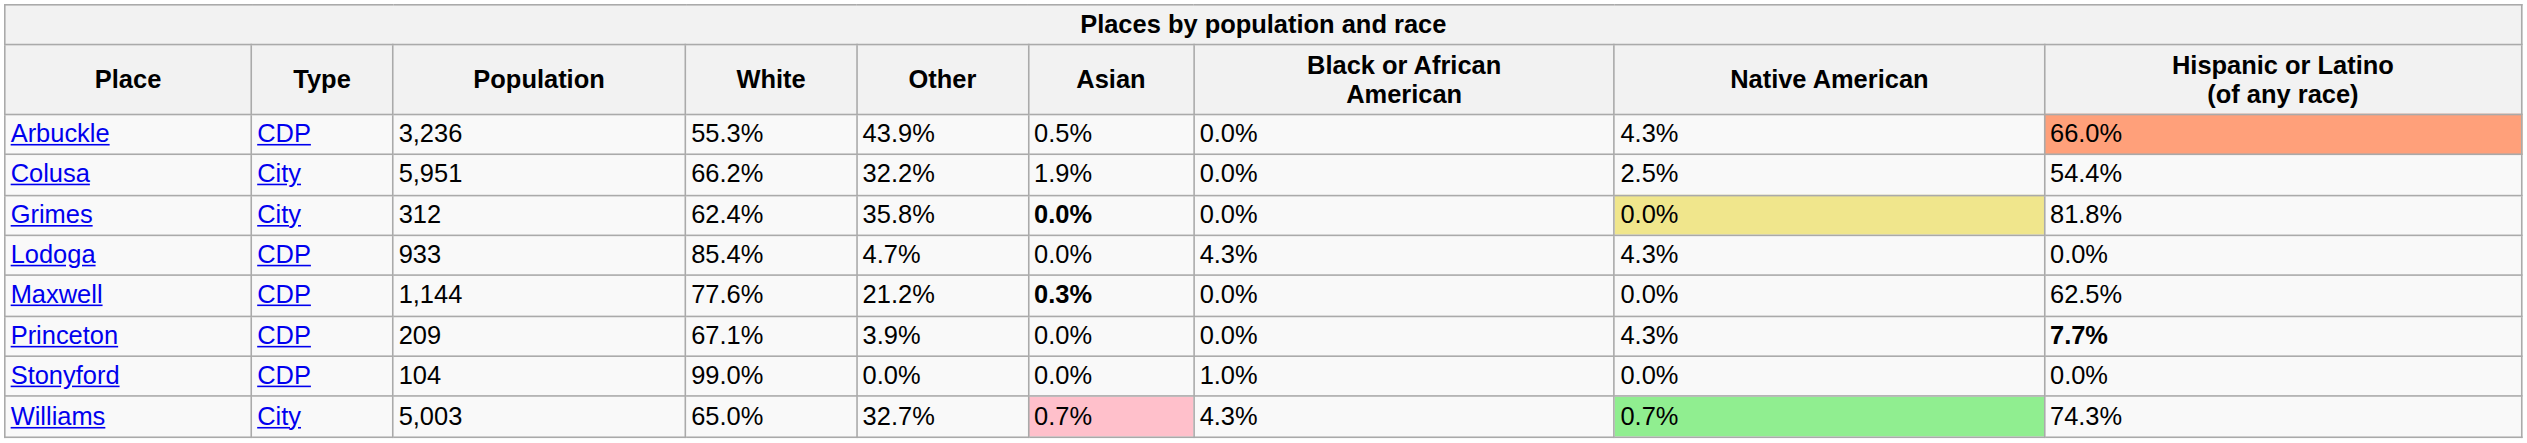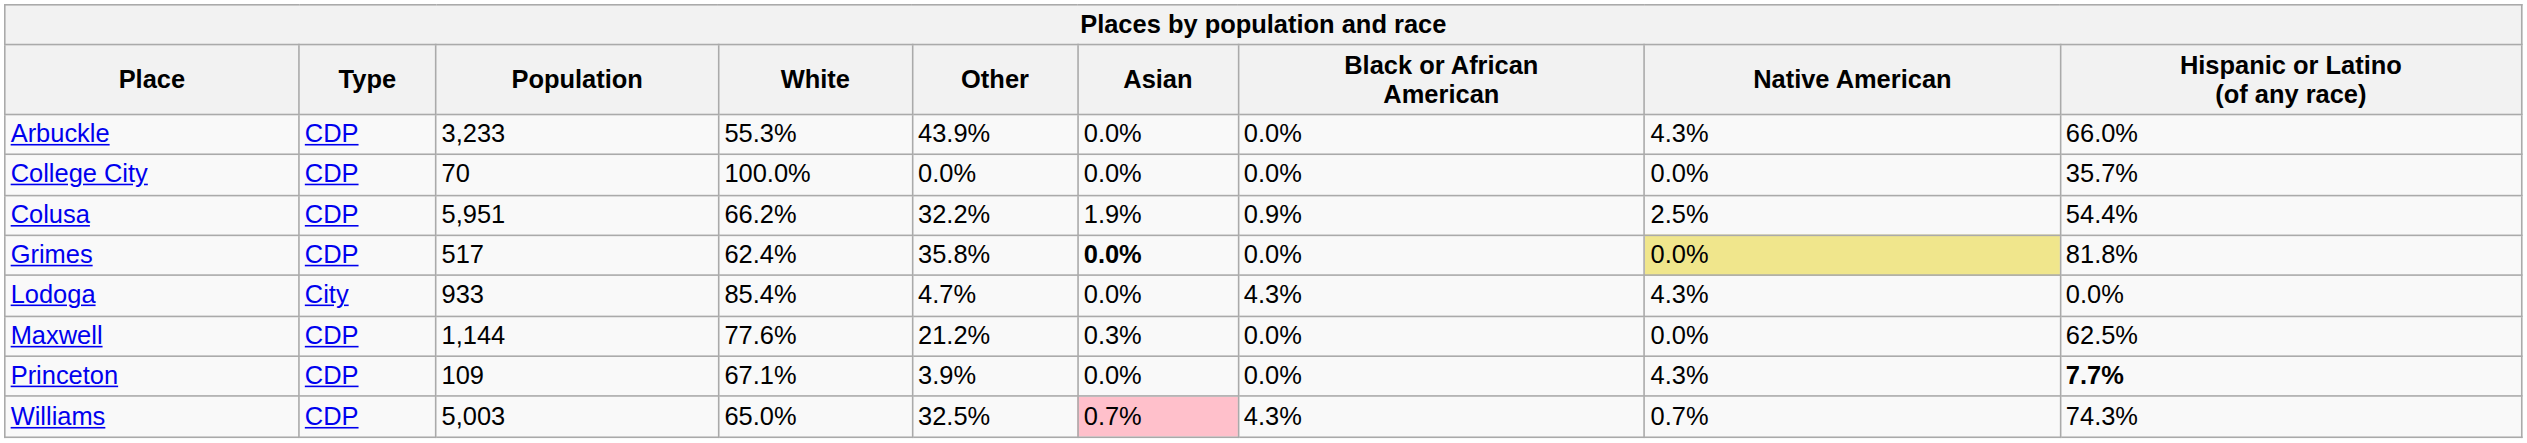(430, 133) 3,236 -> (473, 133) 3,233
(1063, 133) 0.5% -> (1113, 133) 0.0%
(2086, 133) lightsalmon background -> (2102, 133) no background
+ row: (79, 174)
(279, 174) City -> (332, 214) CDP
(1229, 174) 0.0% -> (1273, 214) 0.9%
(279, 214) City -> (332, 255) CDP
(420, 214) 312 -> (463, 255) 517
(284, 255) CDP -> (327, 295) City
(1063, 295) bold -> (1113, 335) normal
(420, 335) 209 -> (463, 376) 109
- row: (65, 376)
(279, 416) City -> (332, 416) CDP
(899, 416) 32.7% -> (954, 416) 32.5%
(1649, 416) lightgreen background -> (1680, 416) no background
